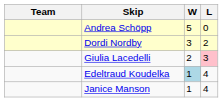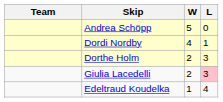(189, 43) 3 -> (189, 43) 4
(206, 43) 2 -> (206, 43) 1
+ row: (112, 58)
(189, 74) lightblue background -> (189, 89) no background
- row: (117, 89)
